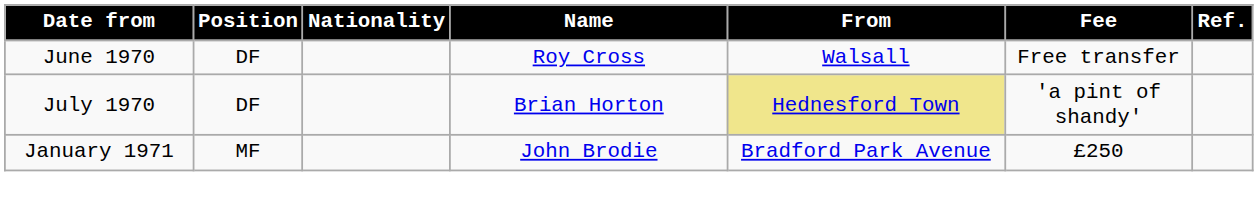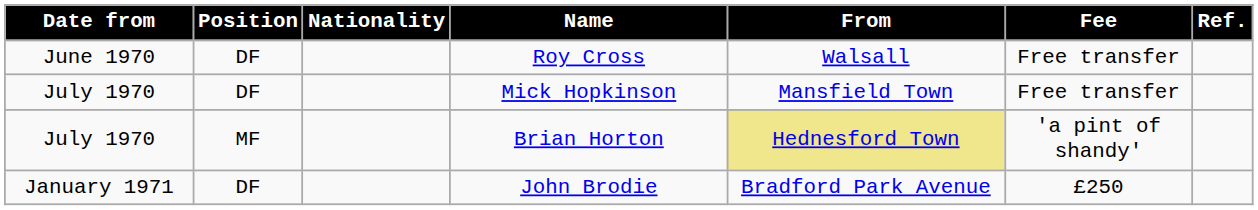+ row: (589, 92)
(248, 105) DF -> (248, 139) MF
(248, 152) MF -> (248, 187) DF
